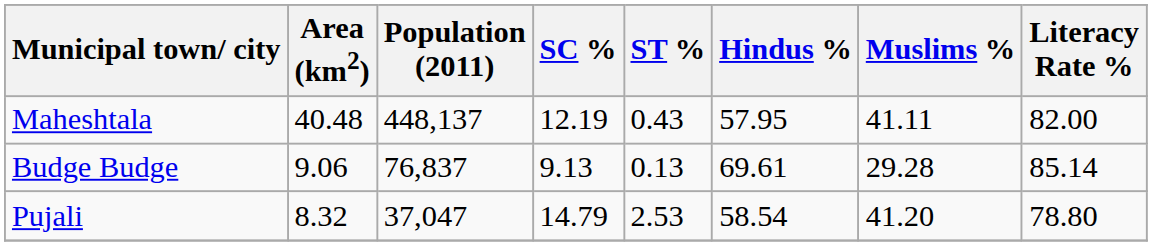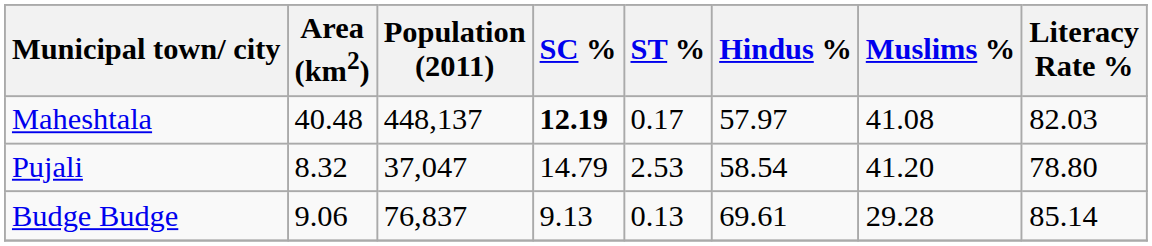(574, 119) normal -> (574, 119) bold
(657, 119) 0.43 -> (657, 119) 0.17
(753, 119) 57.95 -> (753, 119) 57.97
(899, 119) 41.11 -> (900, 119) 41.08
(1063, 119) 82.00 -> (1063, 119) 82.03
rows swapped: (95, 167) <-> (47, 215)
